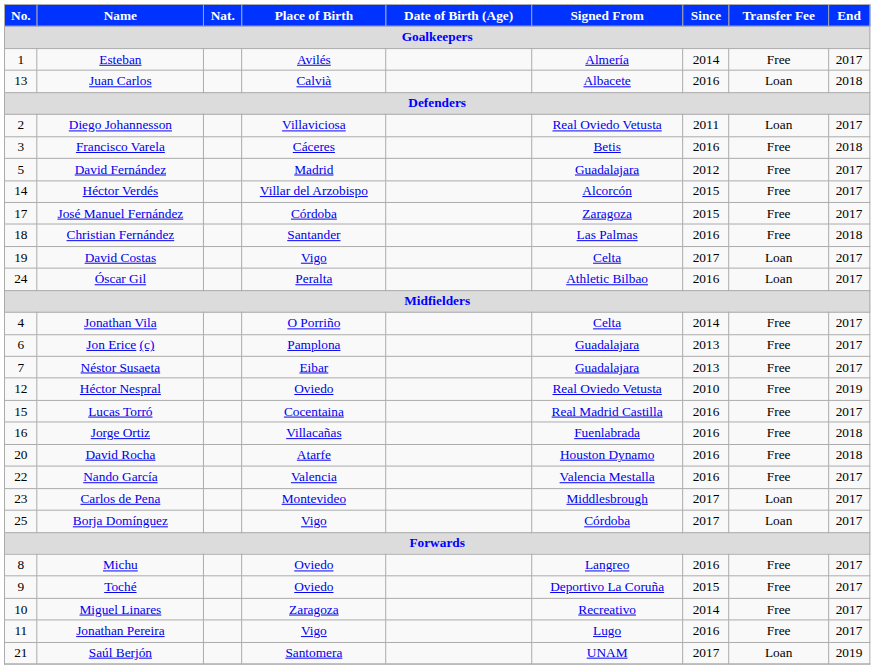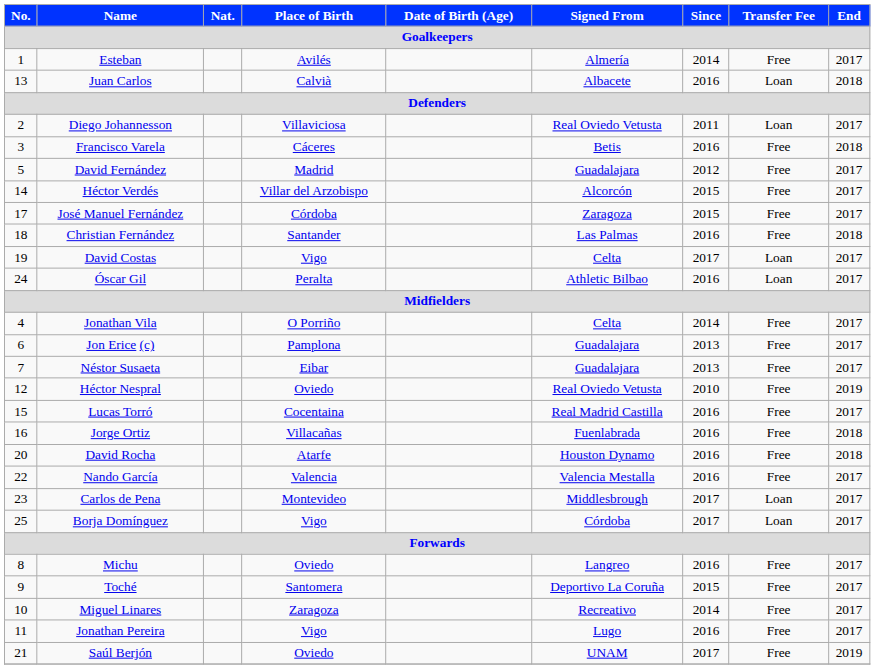(314, 586) Oviedo -> (314, 586) Santomera
(314, 652) Santomera -> (314, 652) Oviedo
(779, 652) Loan -> (779, 652) Free
